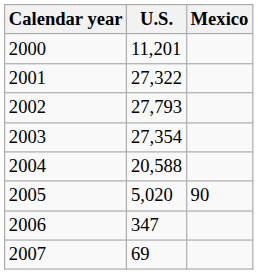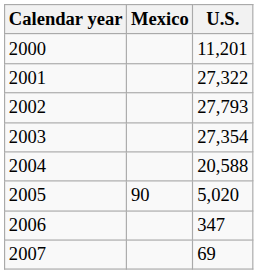columns swapped: (157, 19) <-> (219, 19)
